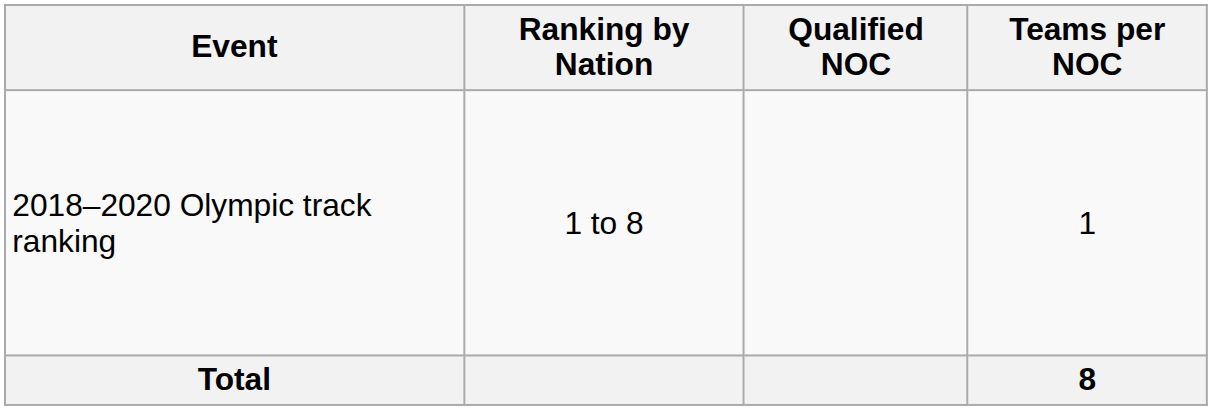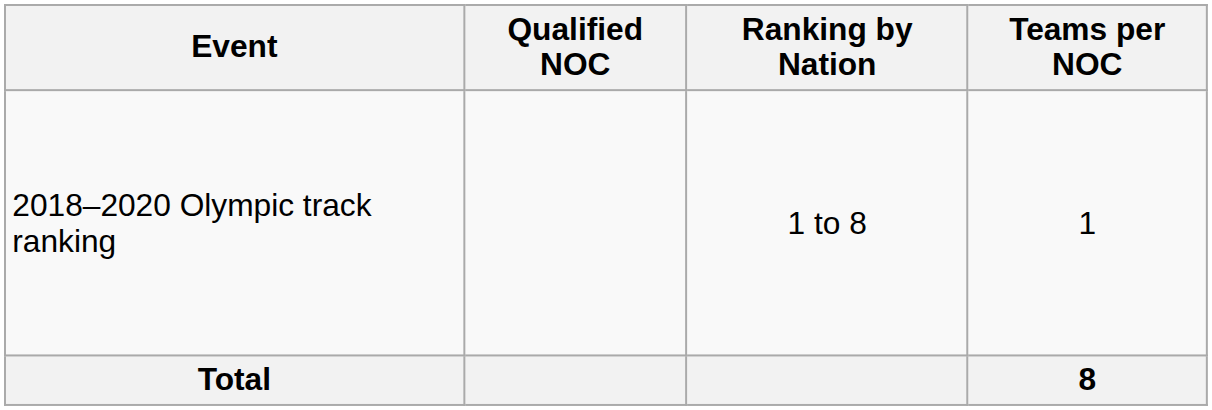columns swapped: (604, 47) <-> (856, 47)
